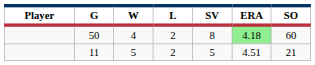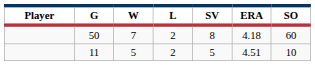(133, 35) 4 -> (133, 35) 7
(252, 35) lightgreen background -> (252, 35) no background
(291, 52) 21 -> (291, 52) 10
